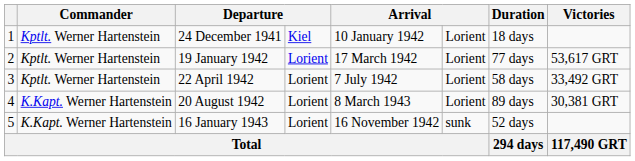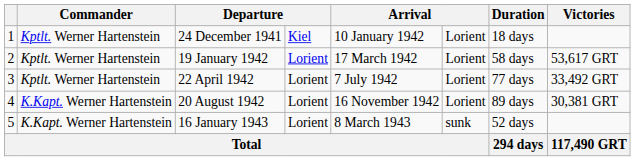(513, 58) 77 days -> (513, 58) 58 days
(513, 79) 58 days -> (513, 79) 77 days
(372, 101) 8 March 1943 -> (387, 101) 16 November 1942
(387, 123) 16 November 1942 -> (372, 123) 8 March 1943
